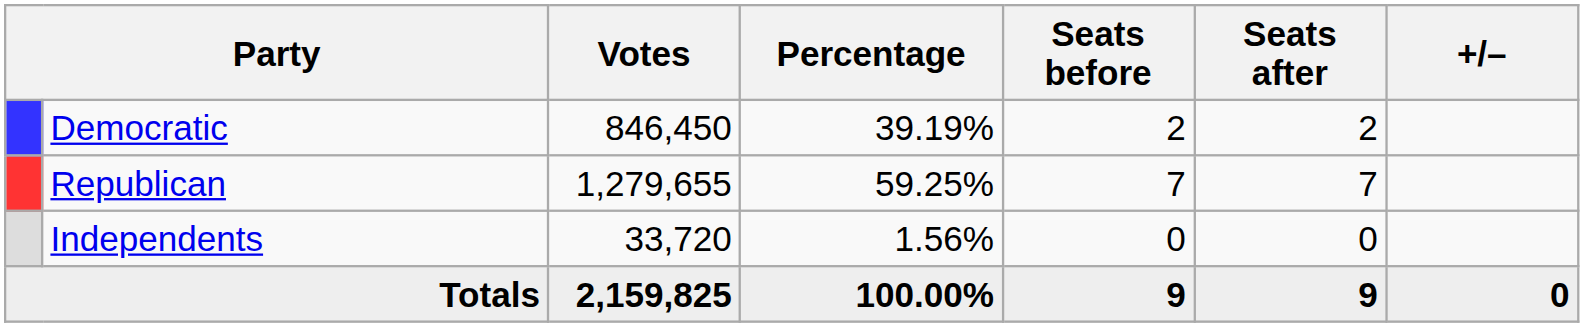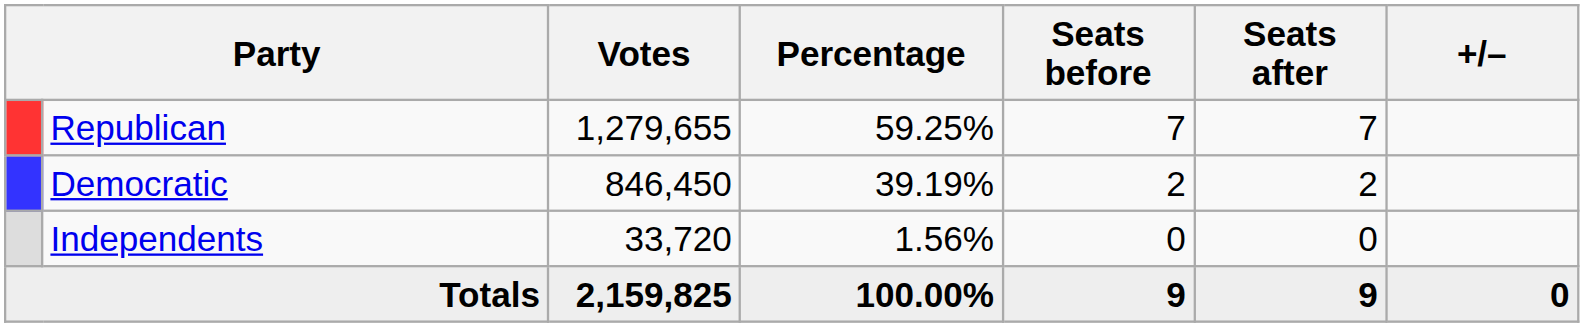rows swapped: (138, 184) <-> (139, 128)
